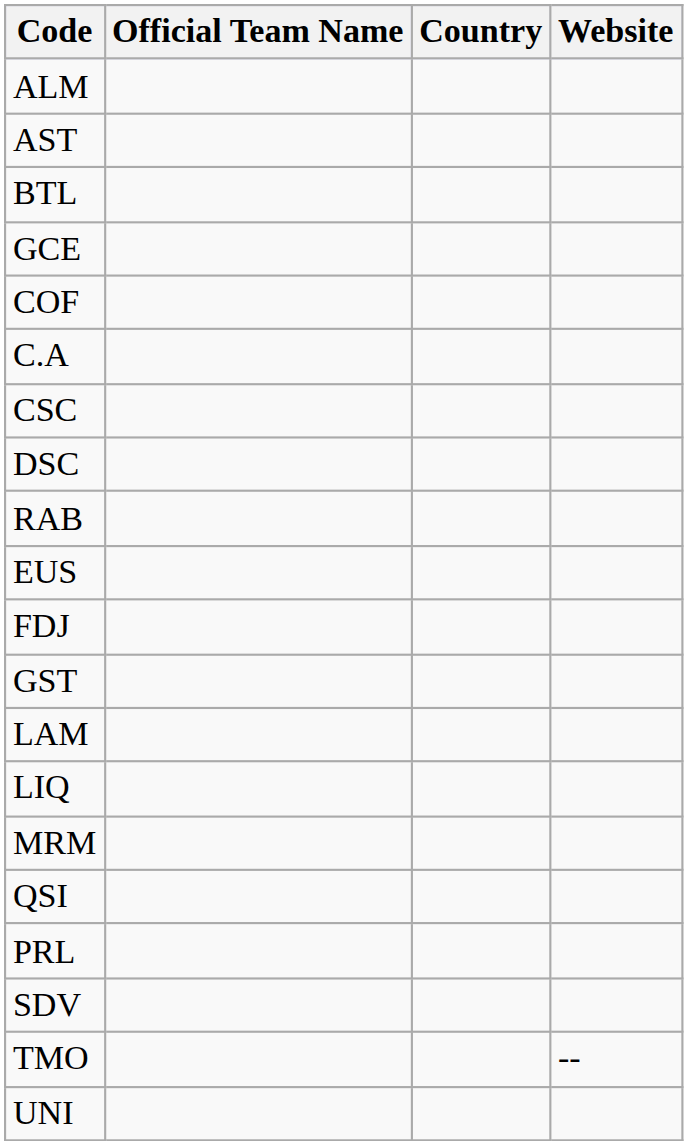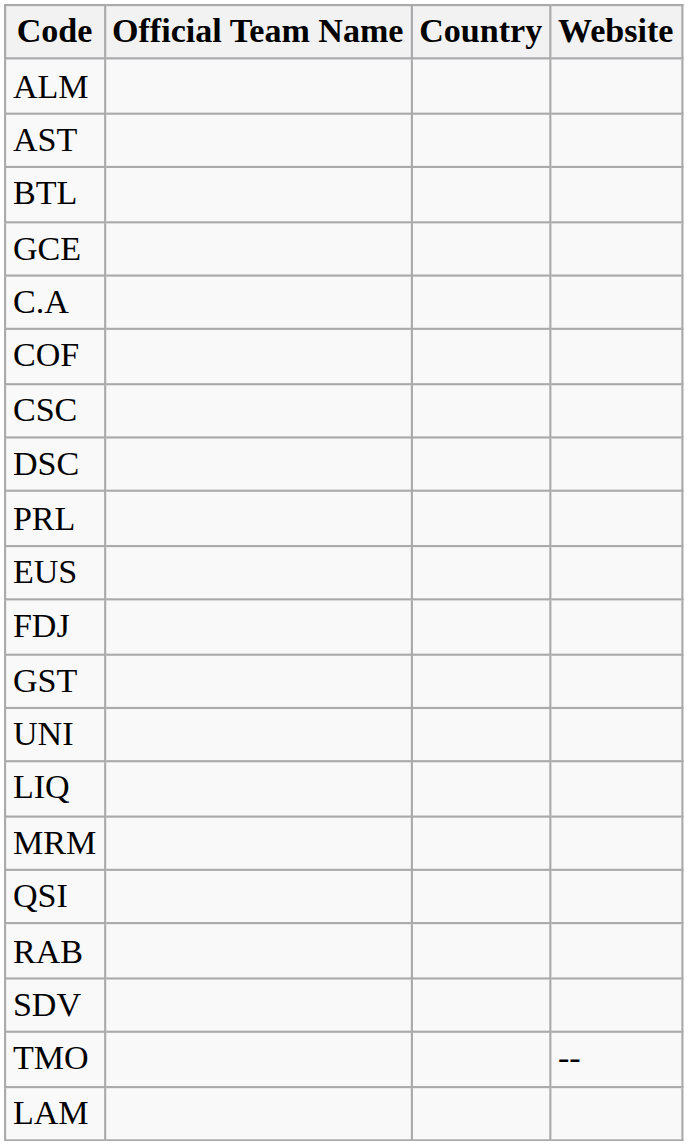rows swapped: (46, 301) <-> (41, 355)
rows swapped: (44, 950) <-> (48, 517)
rows swapped: (51, 734) <-> (43, 1112)
